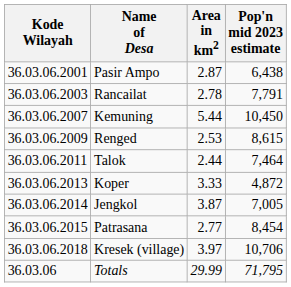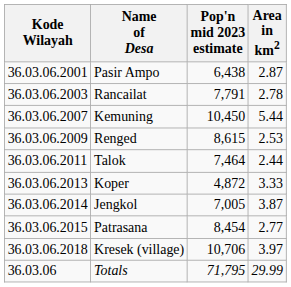columns swapped: (206, 33) <-> (256, 33)
